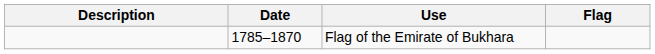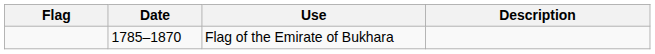columns swapped: (598, 15) <-> (116, 15)
